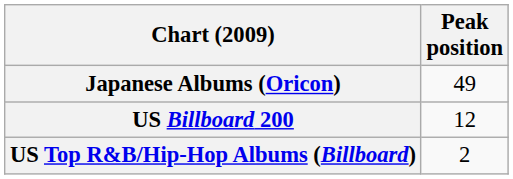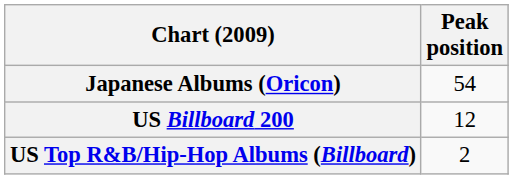(465, 83) 49 -> (465, 83) 54
